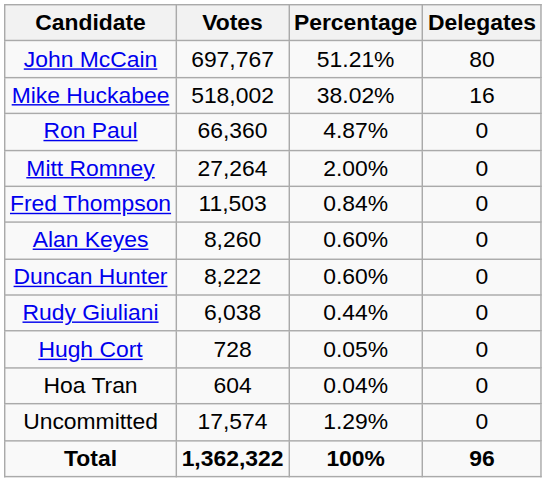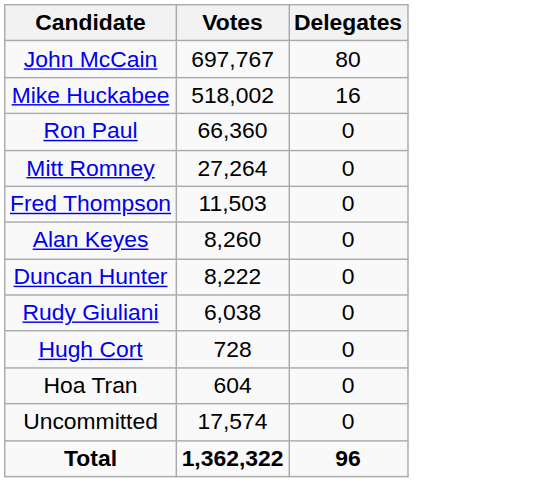- column: (356, 22)
